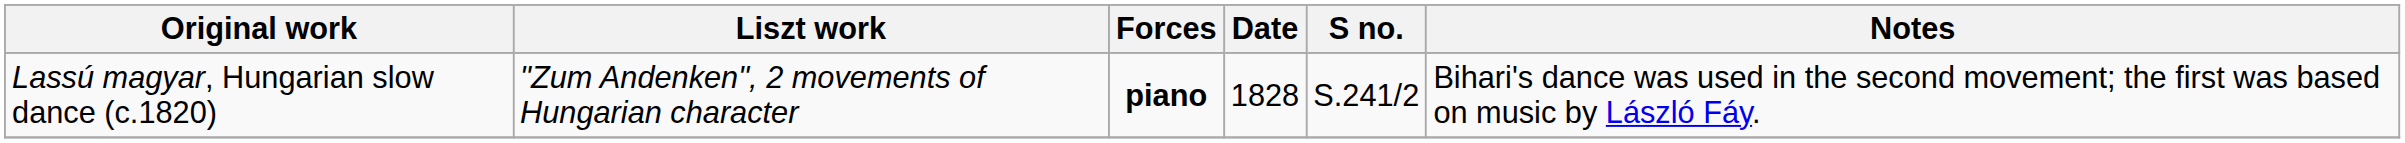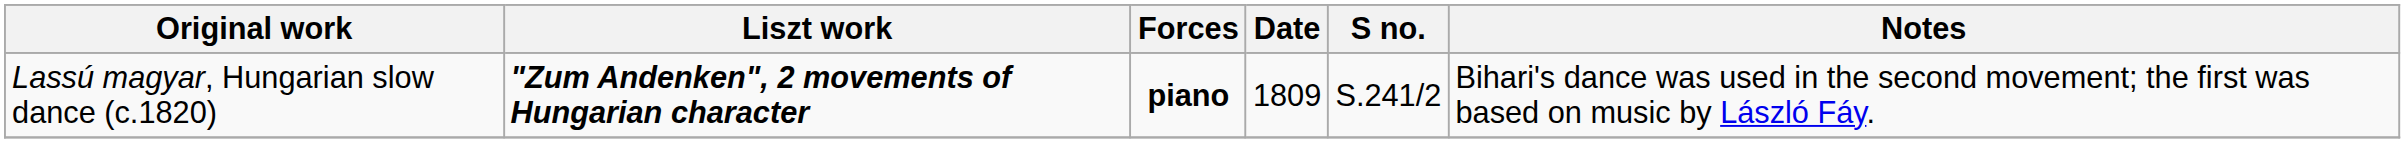(752, 94) normal -> (761, 94) bold
(1265, 94) 1828 -> (1287, 94) 1809
